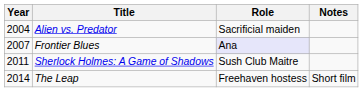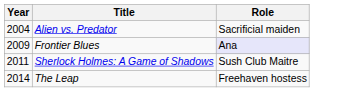- column: (334, 12)
(18, 45) 2007 -> (18, 45) 2009
